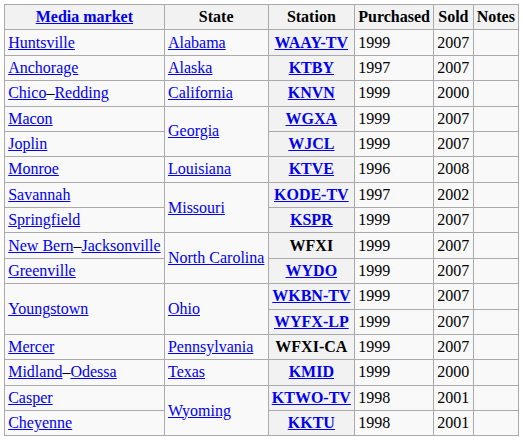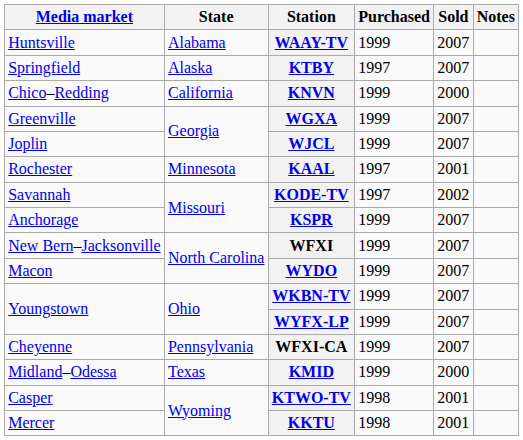(43, 67) Anchorage -> (44, 67) Springfield
(30, 118) Macon -> (42, 118) Greenville
- row: (311, 169)
+ row: (311, 169)
(44, 220) Springfield -> (43, 220) Anchorage
(42, 270) Greenville -> (30, 270) Macon
(31, 347) Mercer -> (40, 347) Cheyenne
(40, 423) Cheyenne -> (31, 423) Mercer
